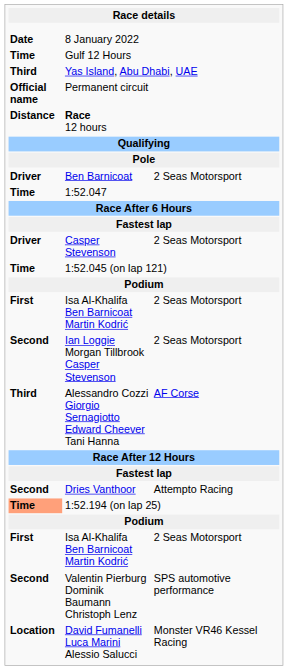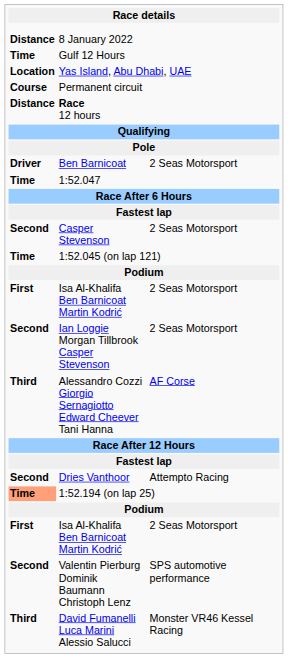(22, 39) Date -> (32, 39) Distance
(23, 71) Third -> (32, 71) Location
(28, 94) Official name -> (29, 88) Course
(26, 240) Driver -> (29, 228) Second
(32, 630) Location -> (23, 618) Third
